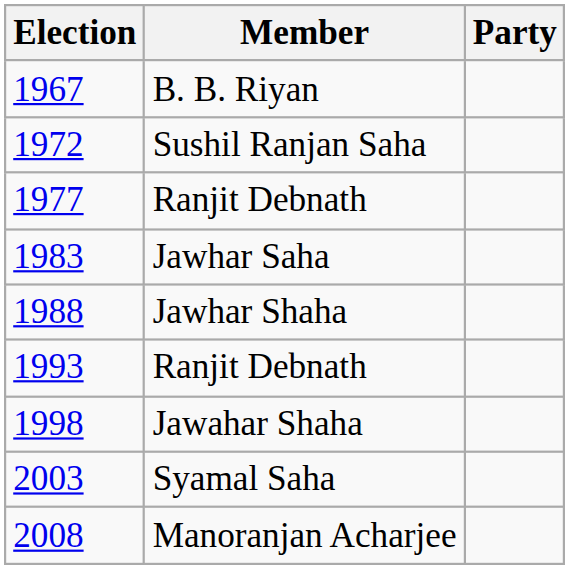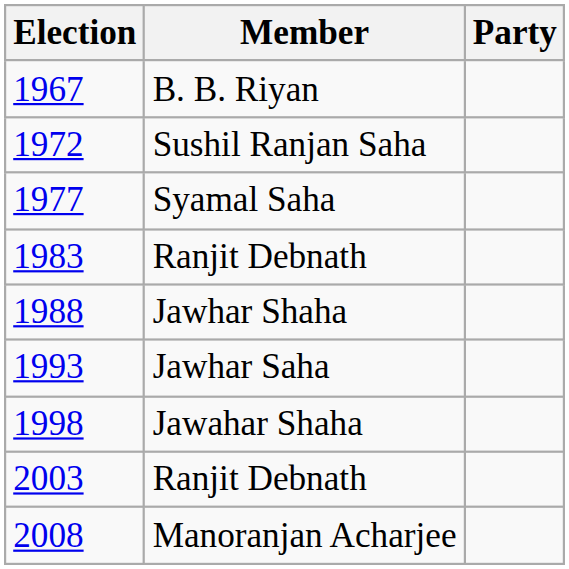(260, 199) Ranjit Debnath -> (244, 199) Syamal Saha
(241, 255) Jawhar Saha -> (260, 255) Ranjit Debnath
(260, 367) Ranjit Debnath -> (241, 367) Jawhar Saha
(244, 479) Syamal Saha -> (260, 479) Ranjit Debnath
